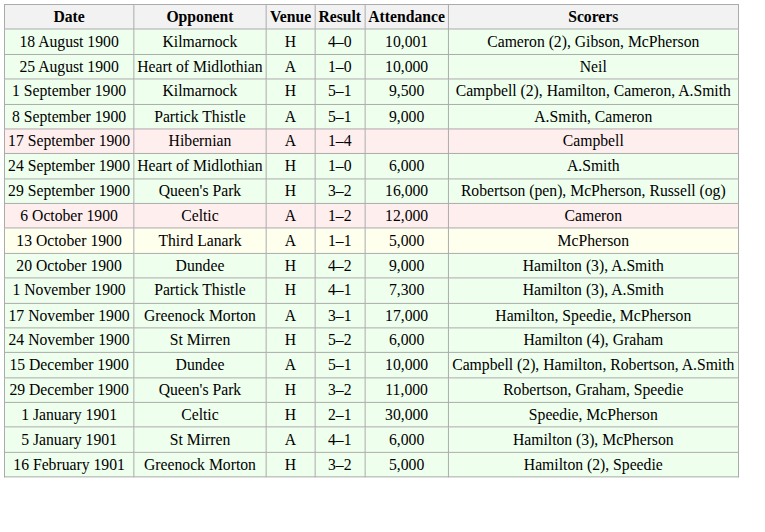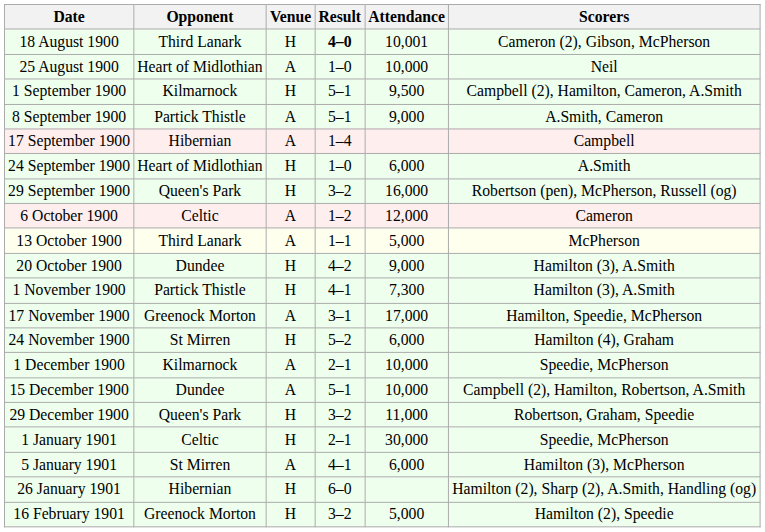(200, 41) Kilmarnock -> (200, 41) Third Lanark
(340, 41) normal -> (340, 41) bold
+ row: (69, 365)
+ row: (69, 489)
